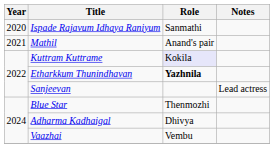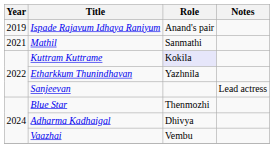(16, 27) 2020 -> (16, 27) 2019
(183, 27) Sanmathi -> (190, 27) Anand's pair
(190, 43) Anand's pair -> (183, 43) Sanmathi
(183, 74) bold -> (182, 74) normal
